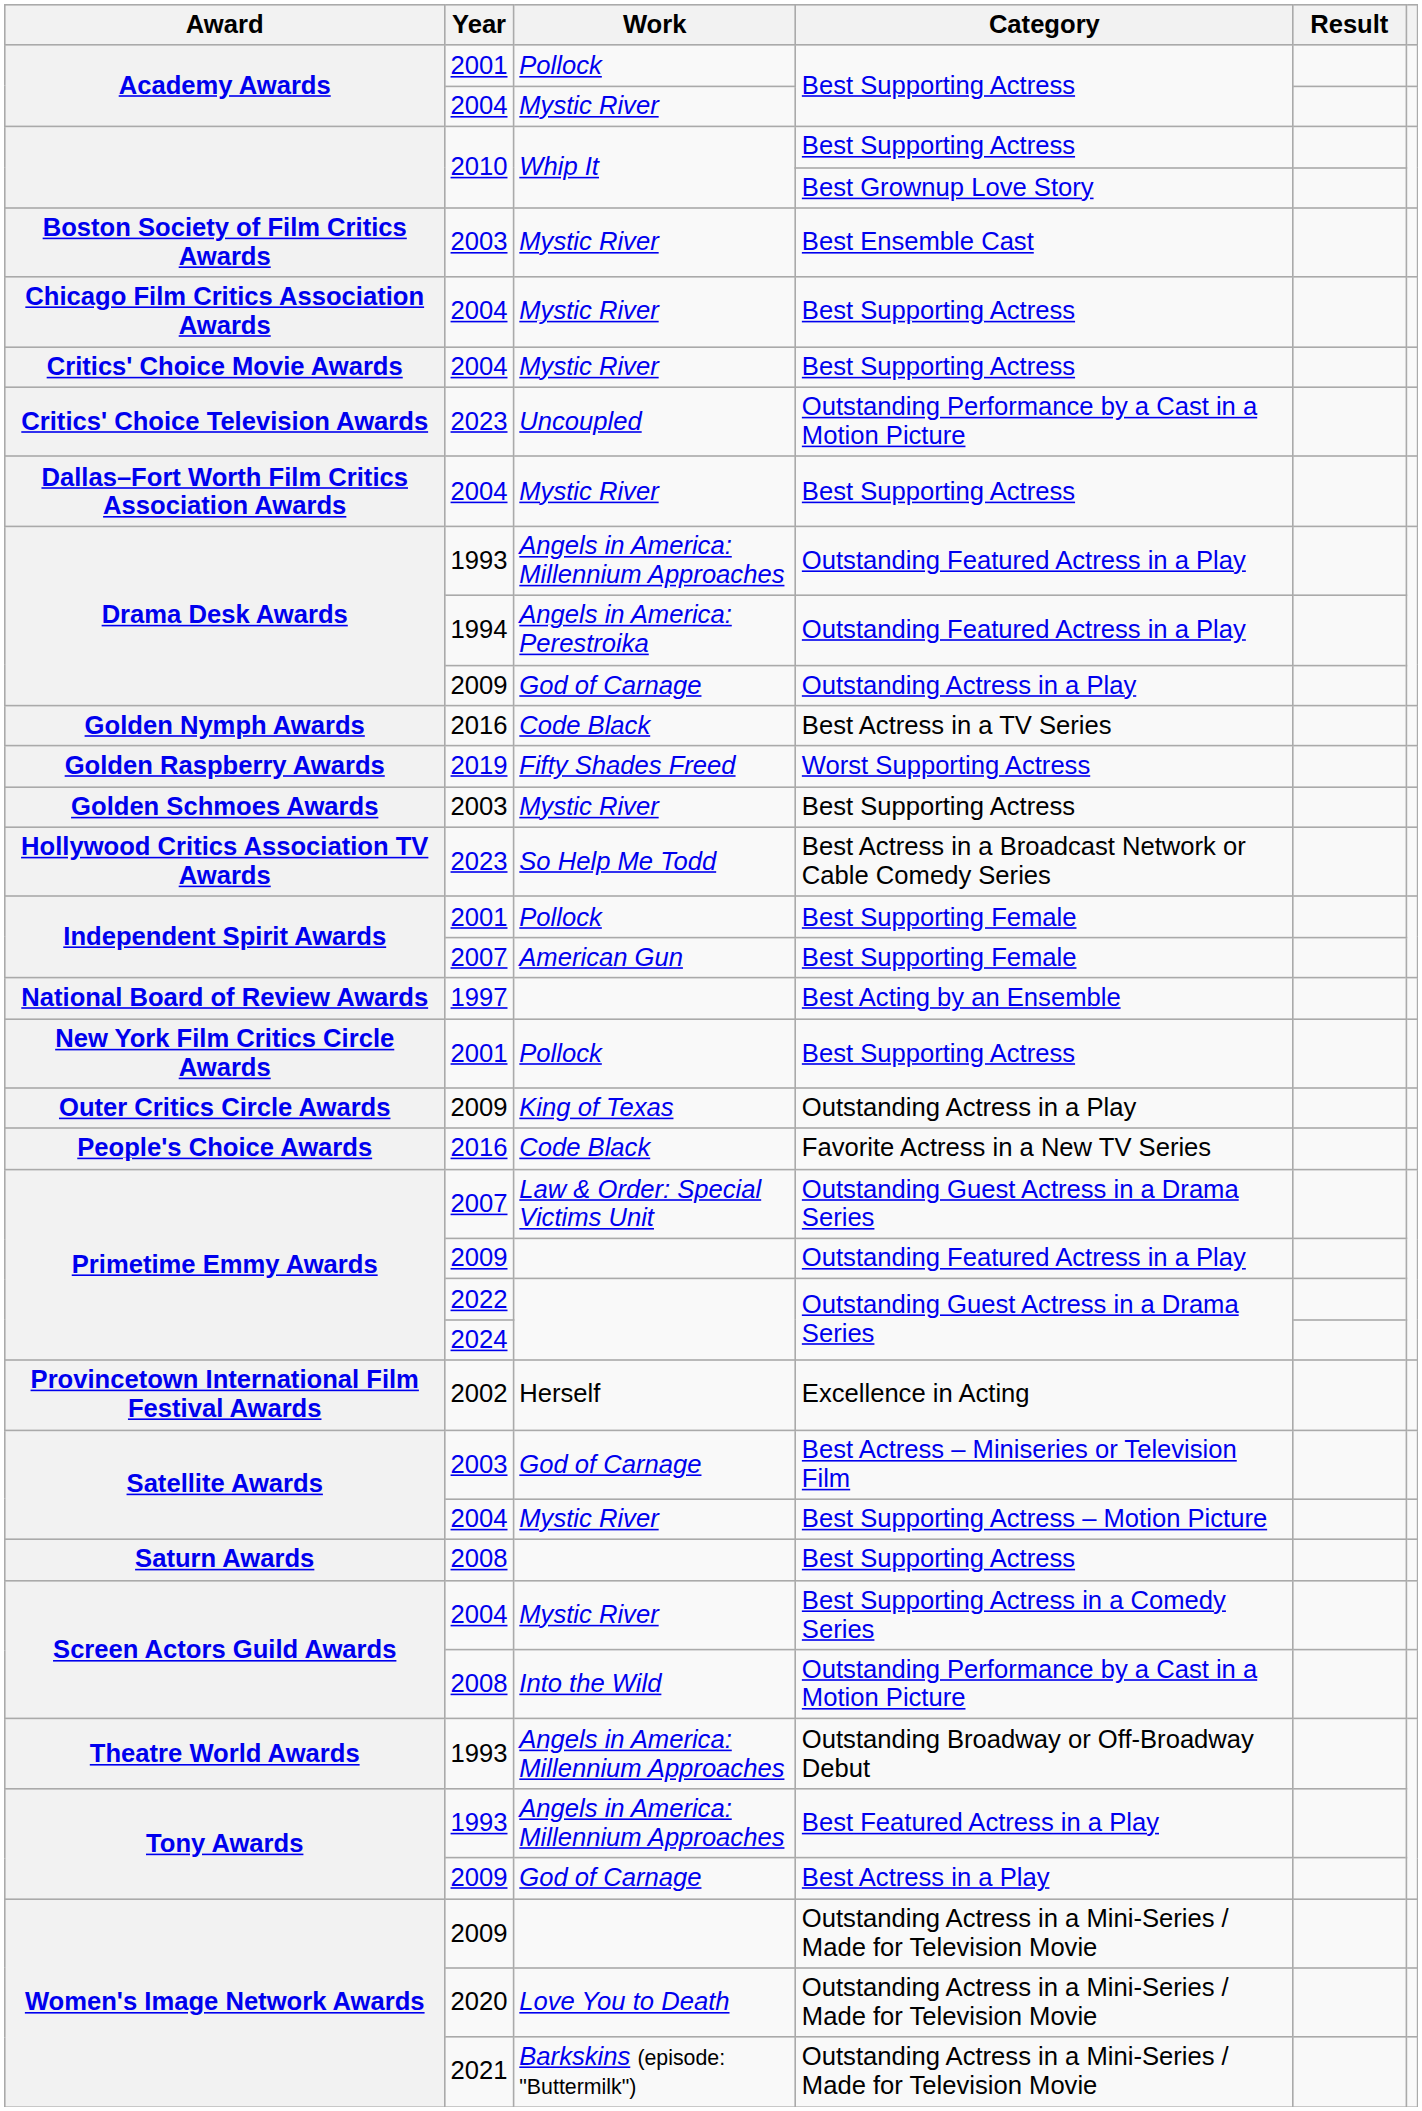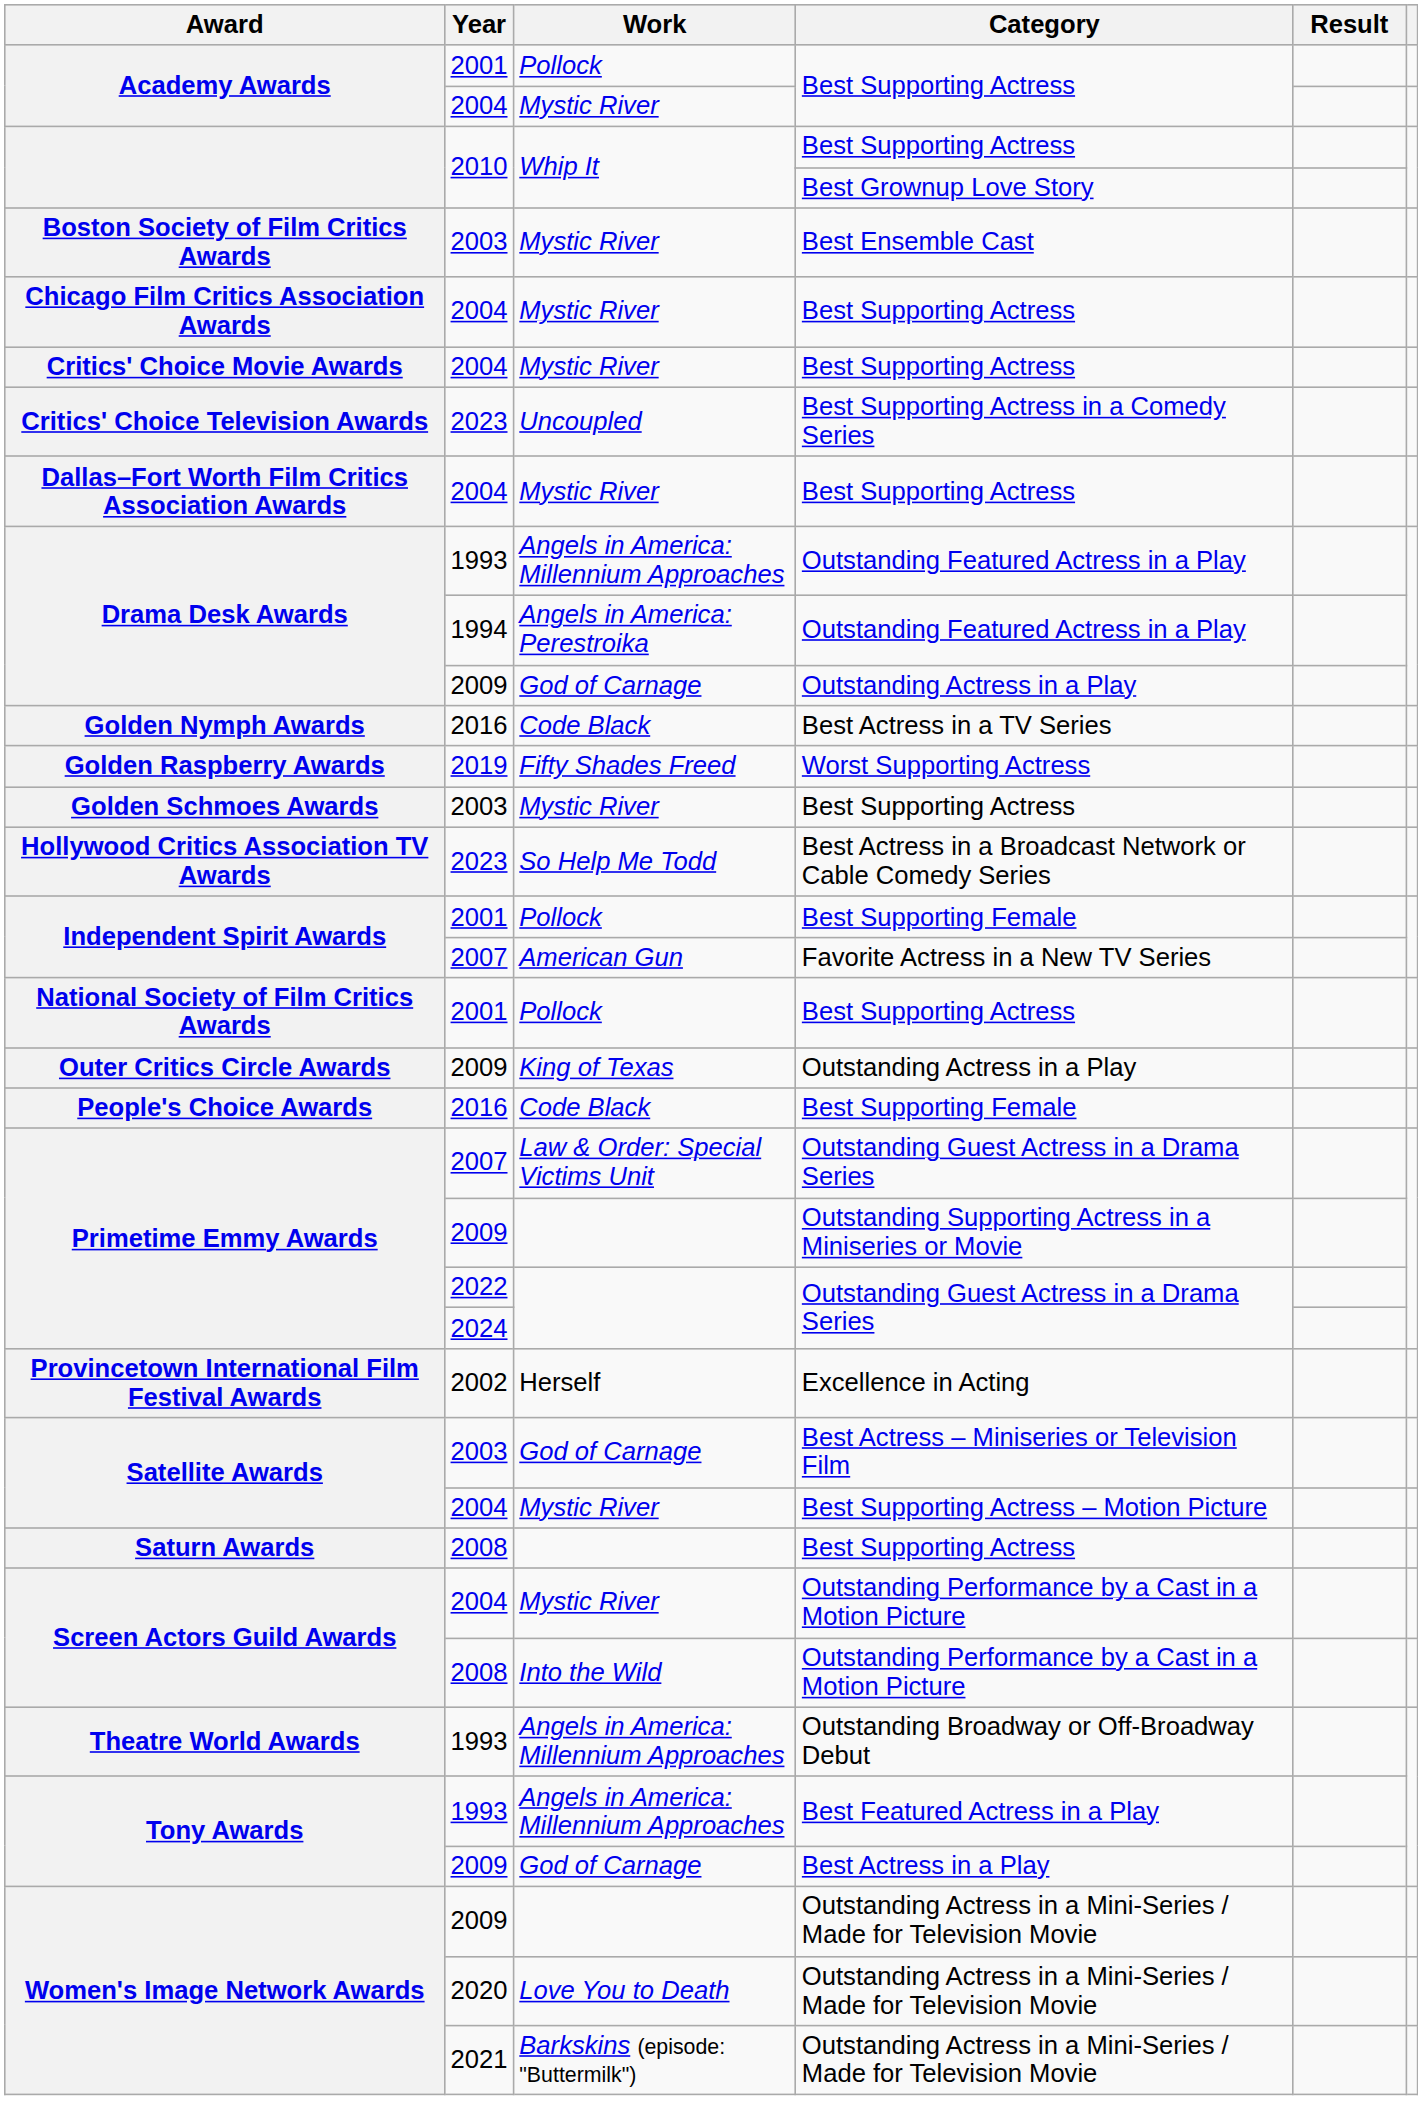(1030, 421) Outstanding Performance by a Cast in a Motion Picture -> (1014, 421) Best Supporting Actress in a Comedy Series
(939, 957) Best Supporting Female -> (1006, 957) Favorite Actress in a New TV Series
- row: (225, 997)
+ row: (225, 1012)
- row: (225, 1052)
(1006, 1148) Favorite Actress in a New TV Series -> (939, 1107) Best Supporting Female
(1024, 1258) Outstanding Featured Actress in a Play -> (1006, 1232) Outstanding Supporting Actress in a Miniseries or Movie
(1014, 1614) Best Supporting Actress in a Comedy Series -> (1030, 1602) Outstanding Performance by a Cast in a Motion Picture
